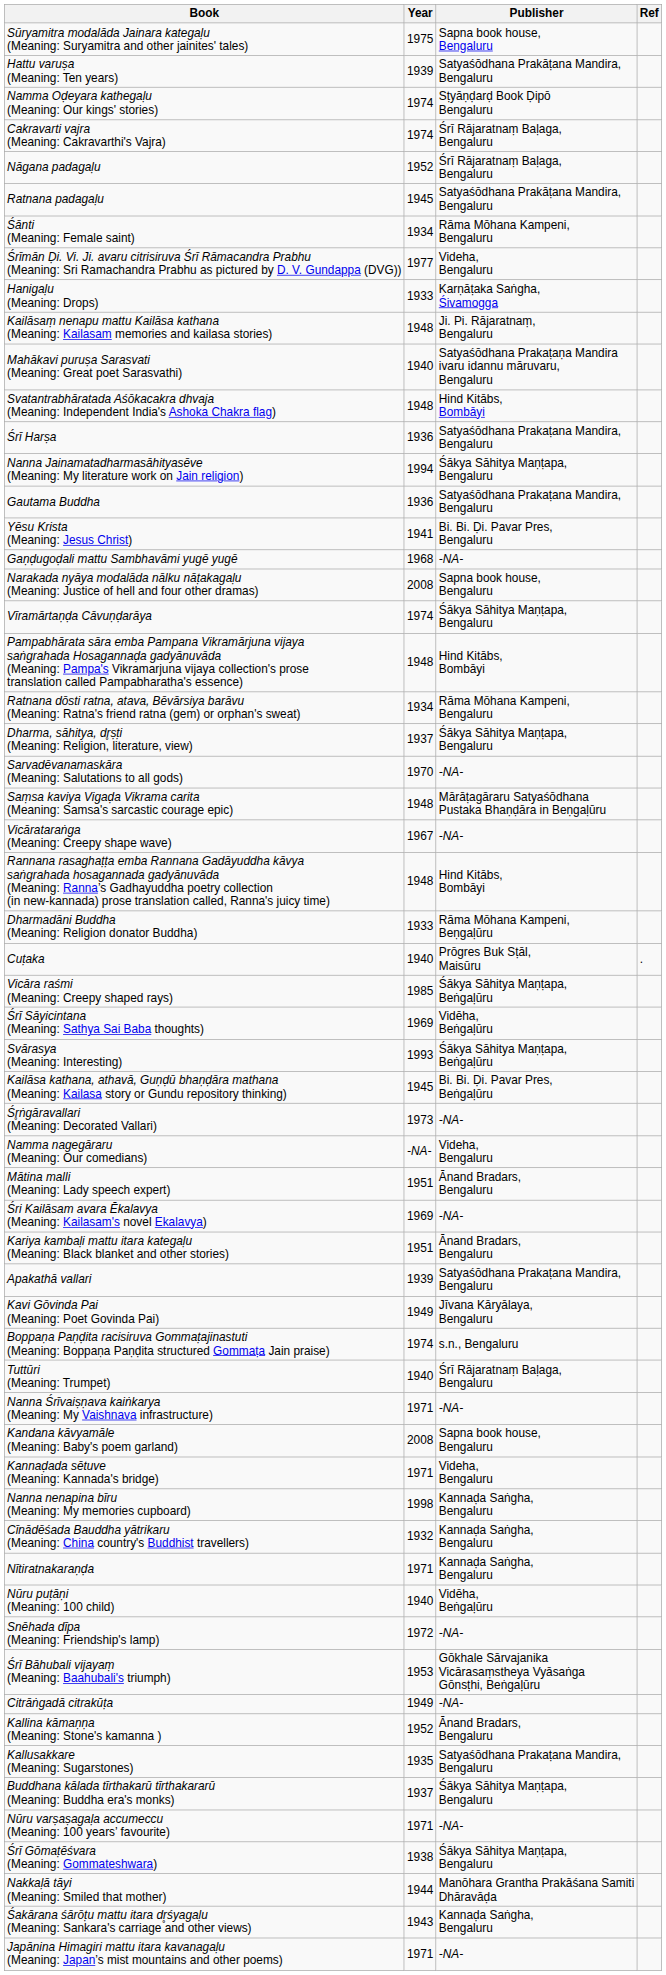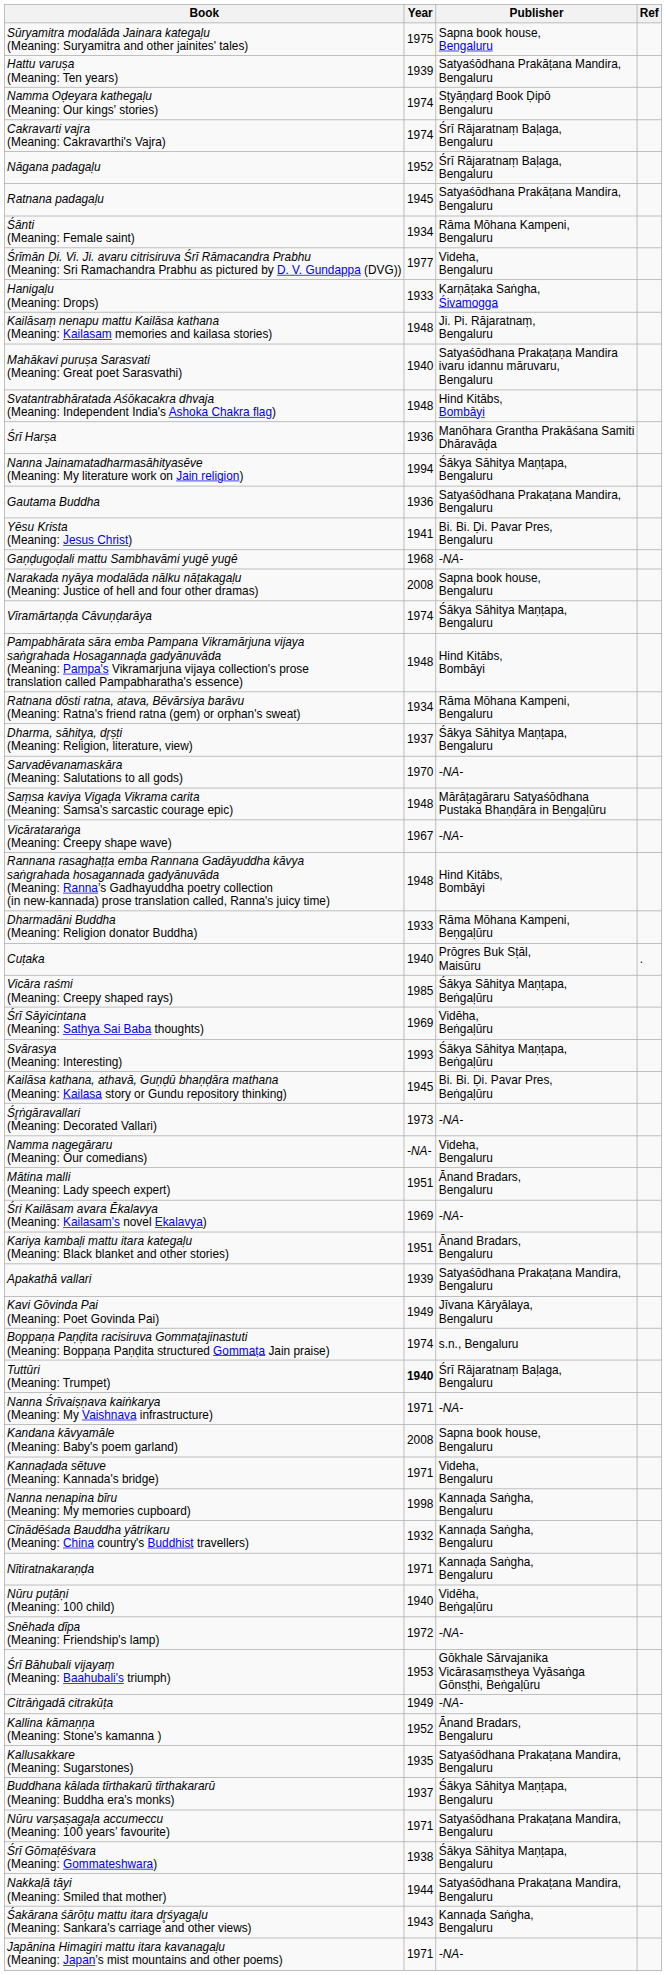(530, 437) Satyaśōdhana Prakaṭana Mandira, Bengaluru -> (537, 437) Manōhara Grantha Prakāśana Samiti Dhāravāḍa
(420, 1376) normal -> (420, 1376) bold
(451, 1825) -NA- -> (530, 1825) Satyaśōdhana Prakaṭana Mandira, Bengaluru
(537, 1890) Manōhara Grantha Prakāśana Samiti Dhāravāḍa -> (530, 1890) Satyaśōdhana Prakaṭana Mandira, Bengaluru
